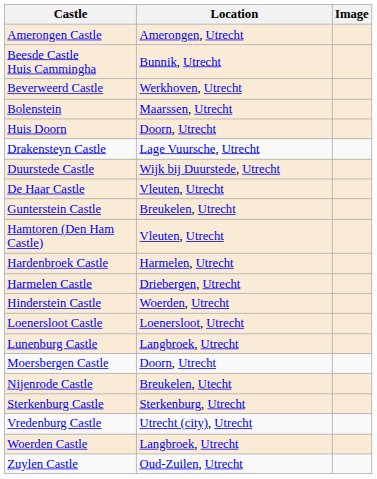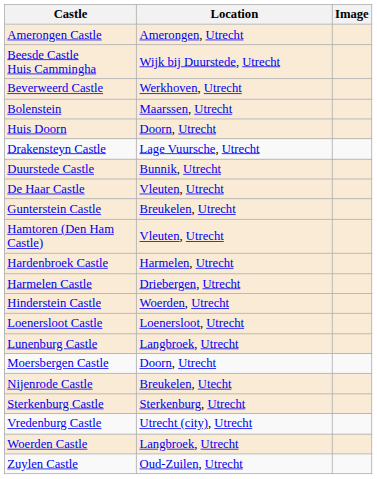(180, 61) Bunnik, Utrecht -> (210, 61) Wijk bij Duurstede, Utrecht
(210, 169) Wijk bij Duurstede, Utrecht -> (180, 169) Bunnik, Utrecht
